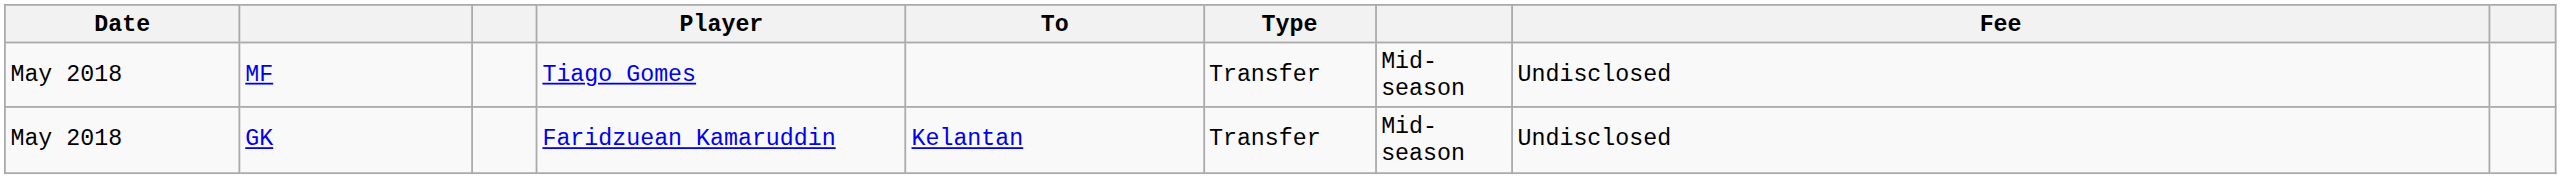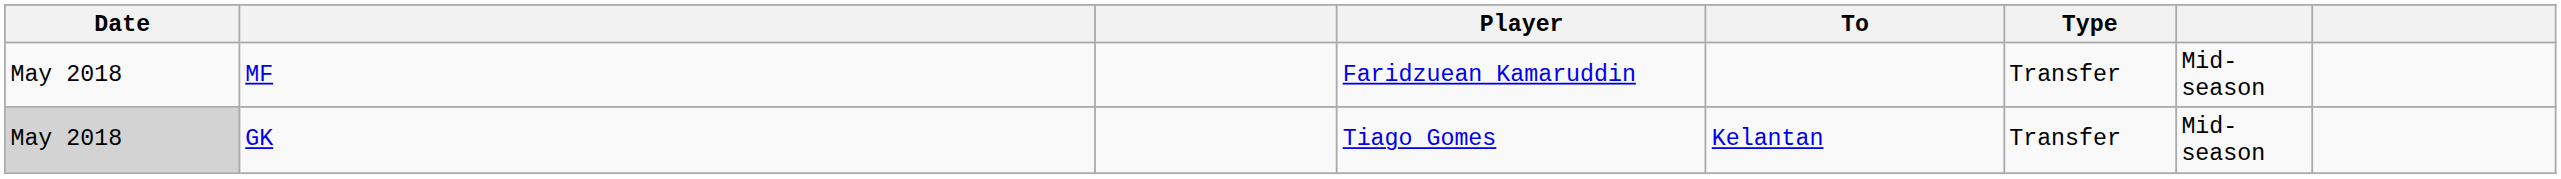- column: (2001, 24)
(619, 75) Tiago Gomes -> (1489, 75) Faridzuean Kamaruddin
(66, 140) no background -> (66, 140) lightgrey background
(689, 140) Faridzuean Kamaruddin -> (1419, 140) Tiago Gomes
